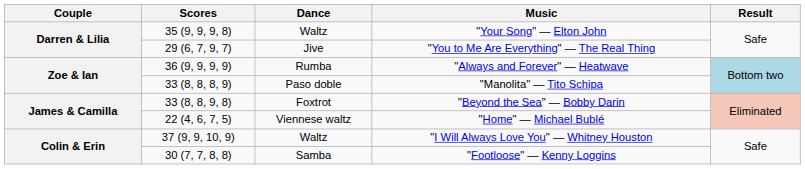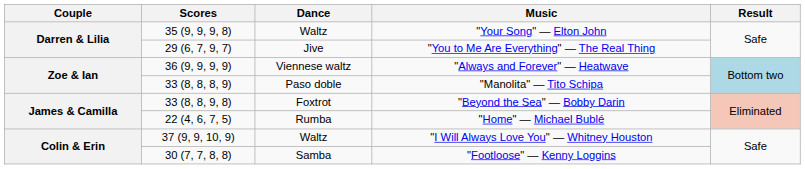(314, 66) Rumba -> (314, 66) Viennese waltz
(314, 119) Viennese waltz -> (314, 119) Rumba
